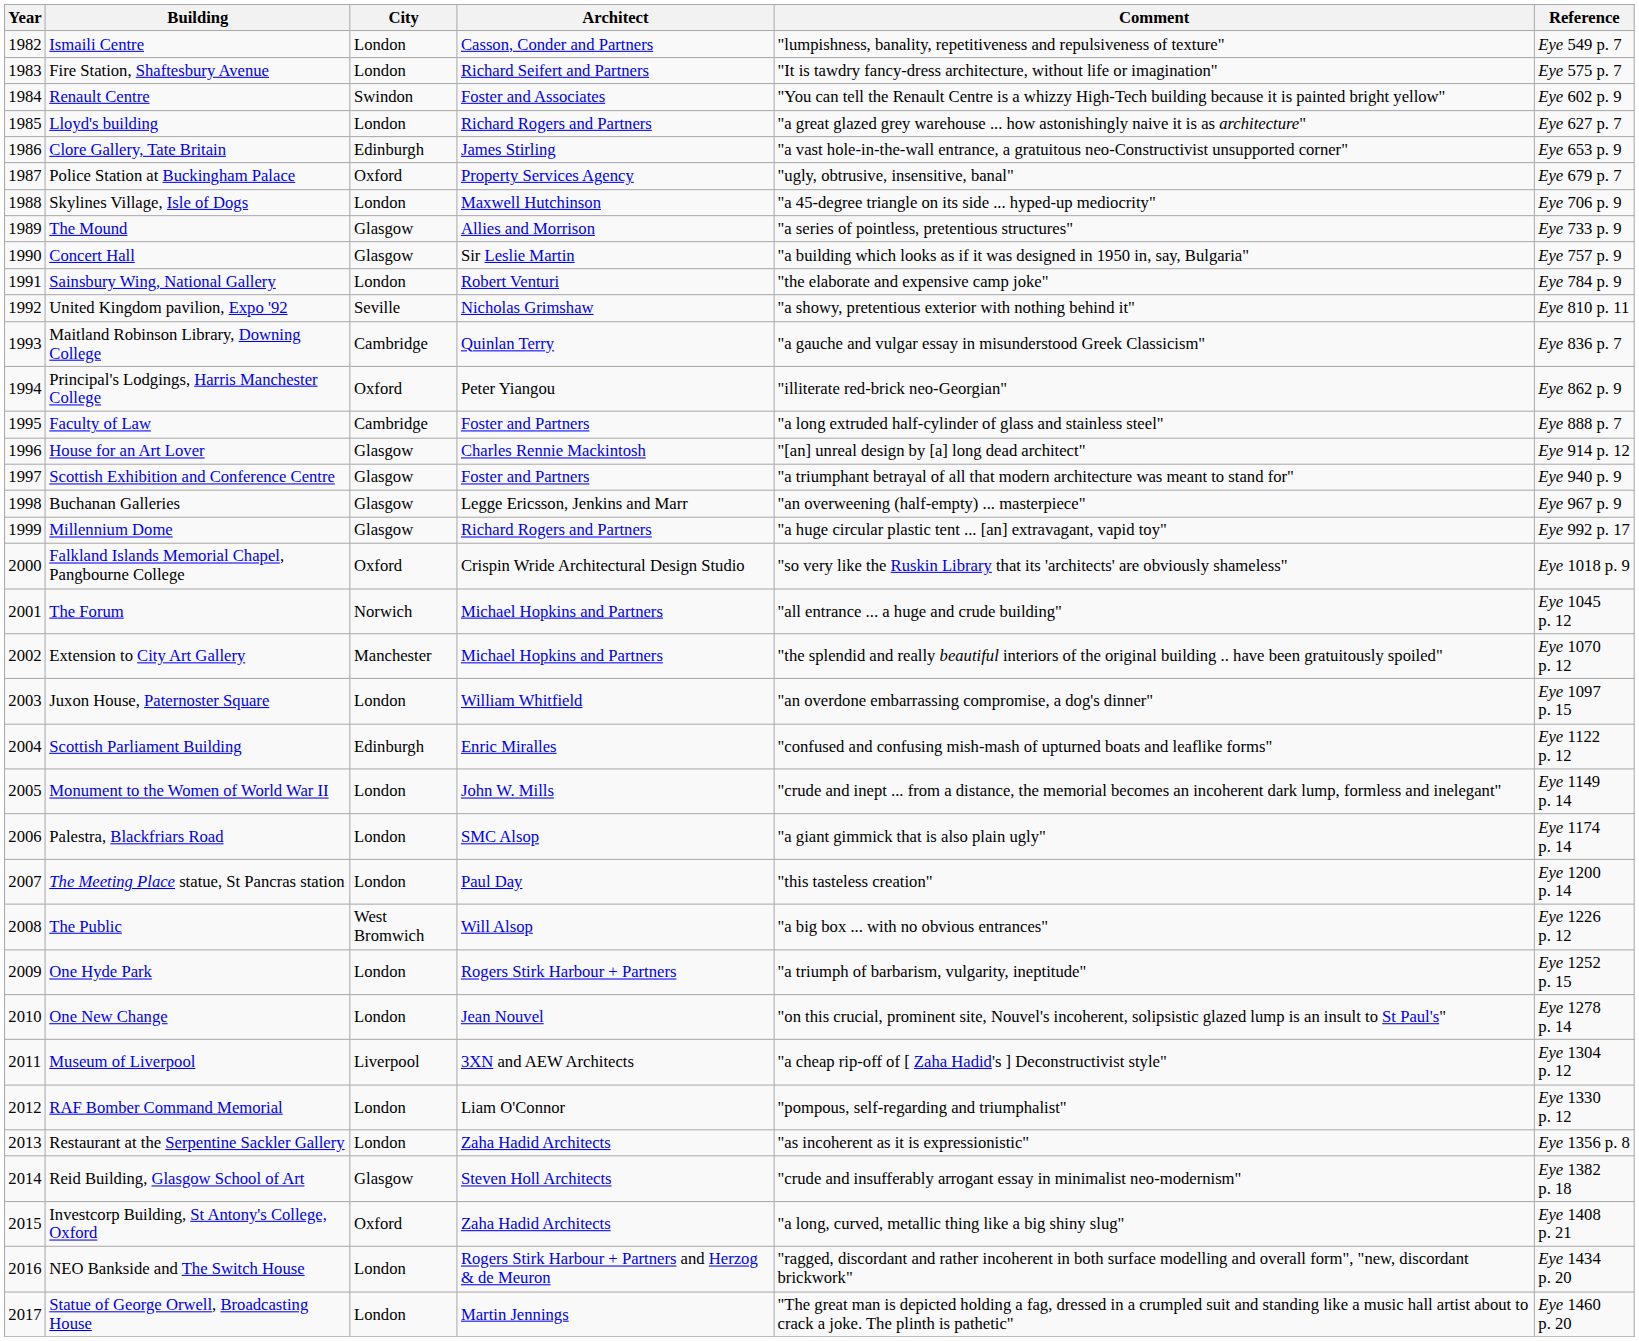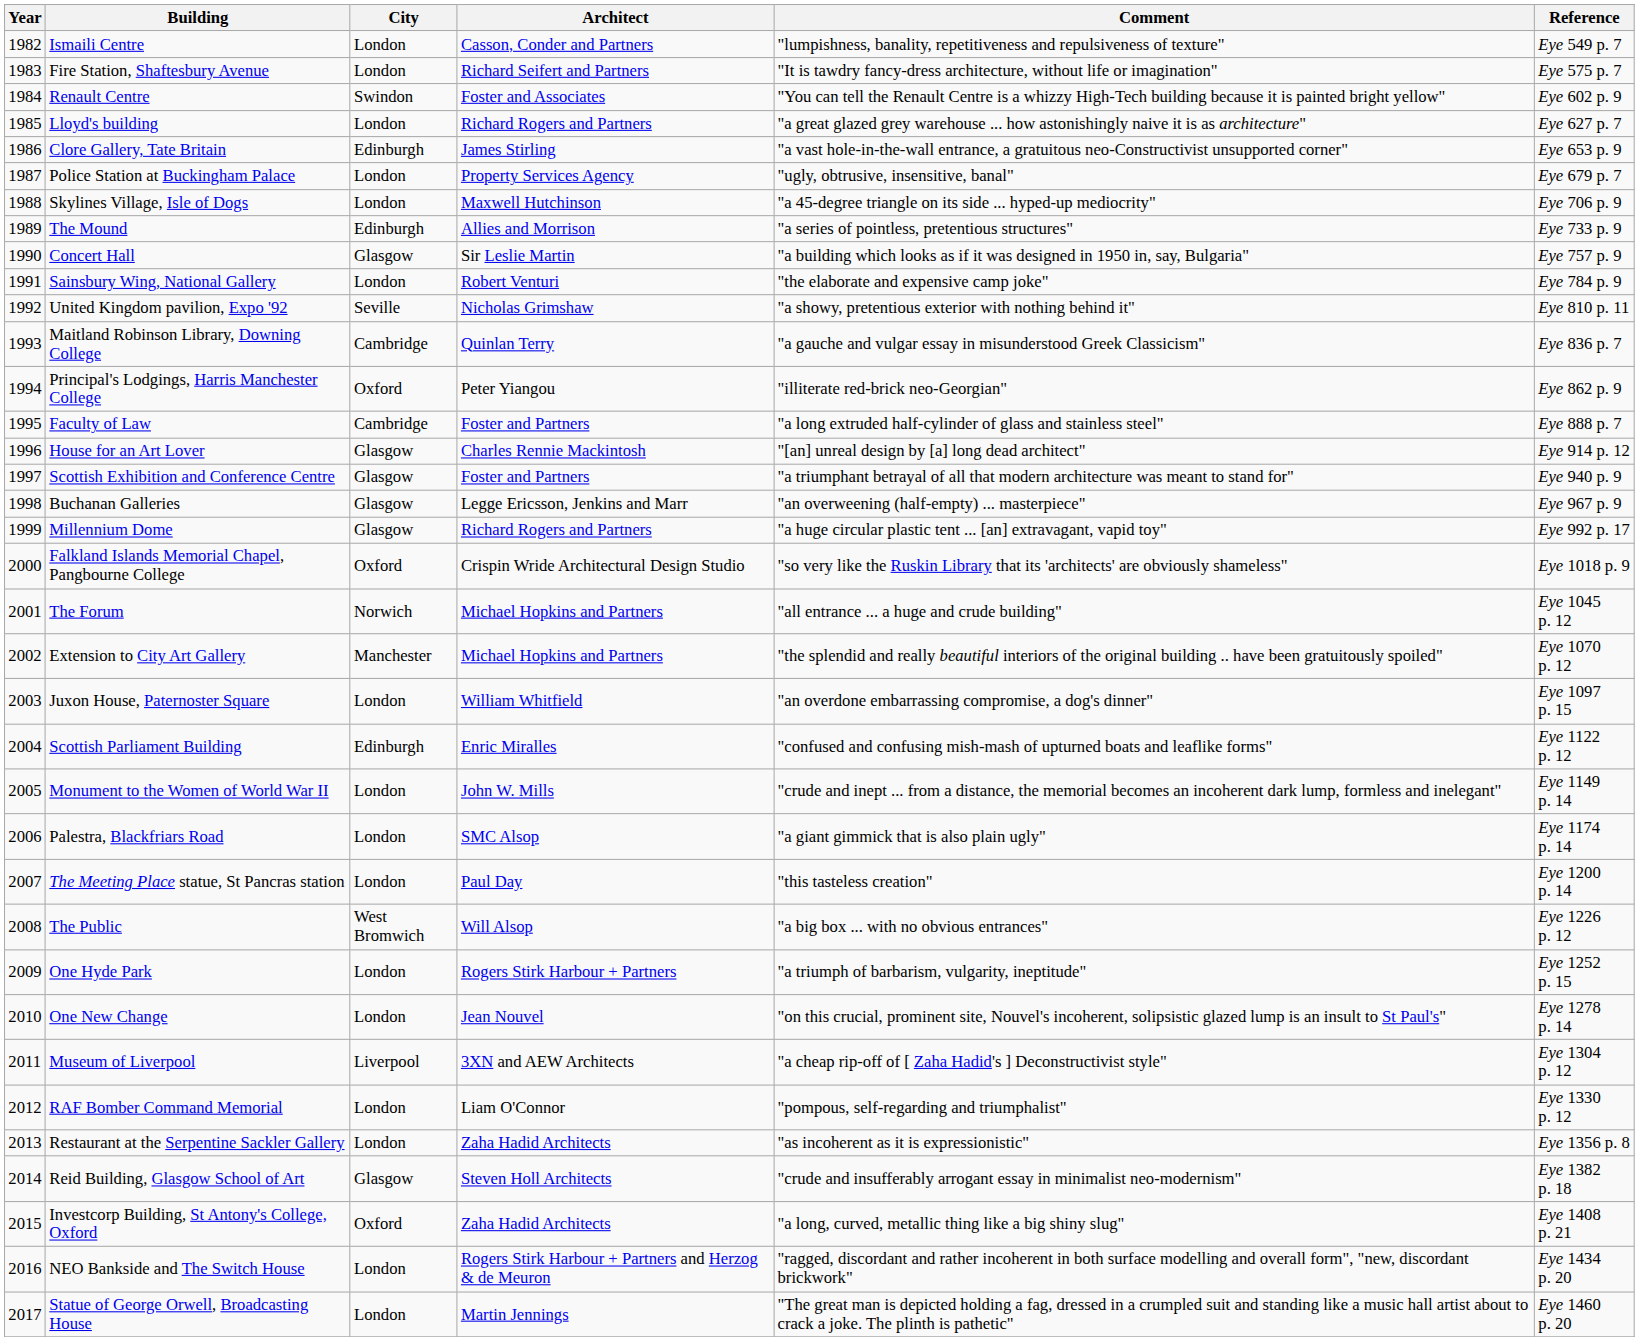(378, 176) Oxford -> (380, 176) London
(384, 228) Glasgow -> (389, 228) Edinburgh
